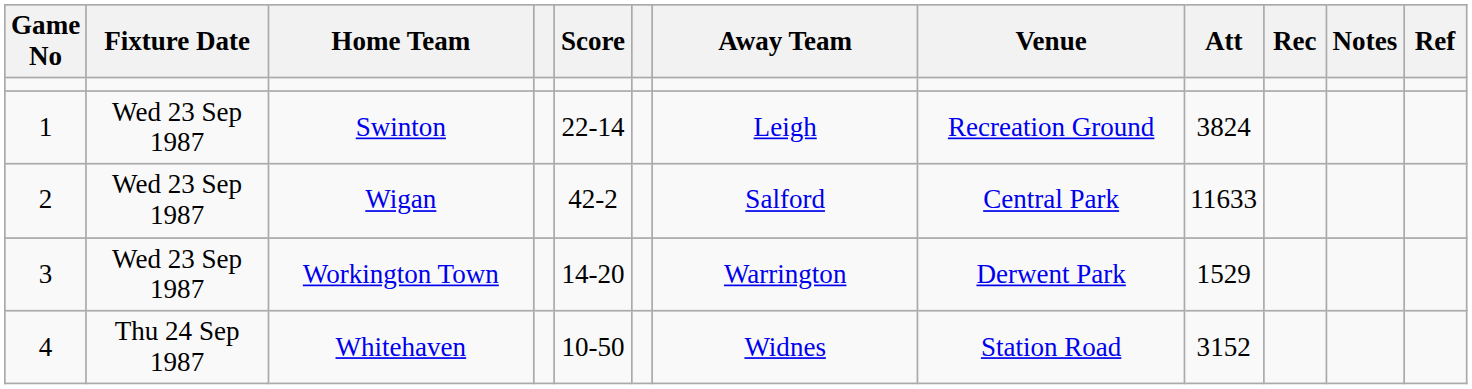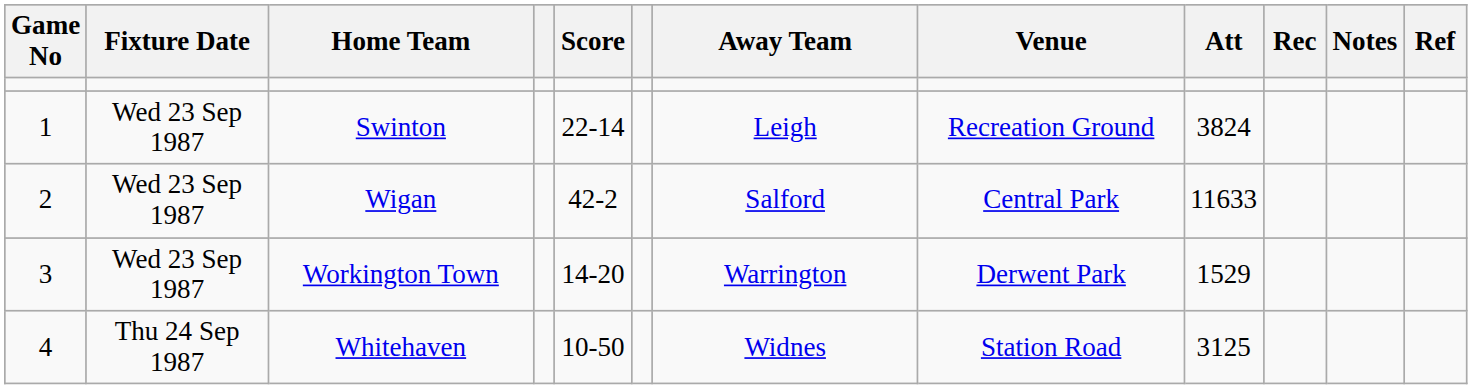(1224, 346) 3152 -> (1224, 346) 3125
